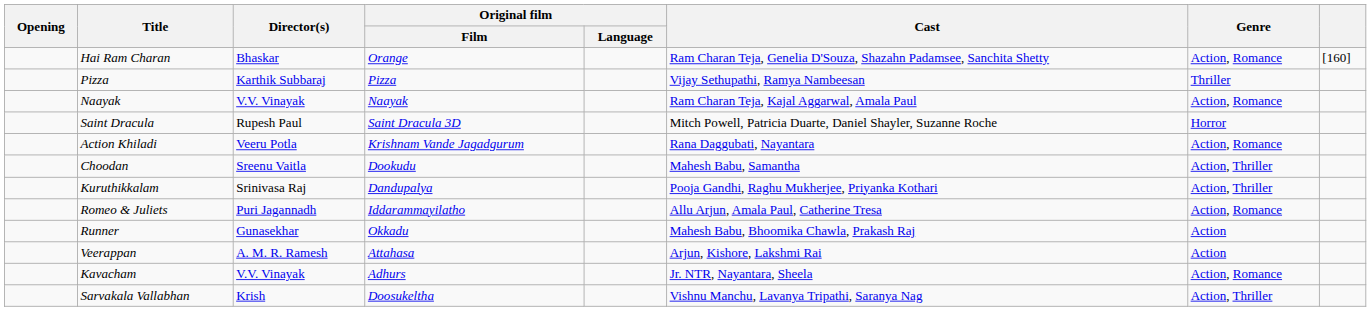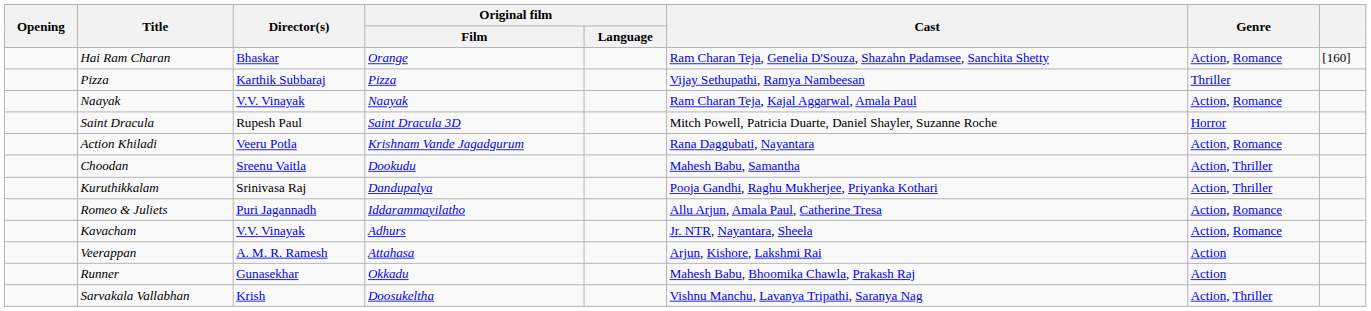rows swapped: (108, 274) <-> (100, 231)
